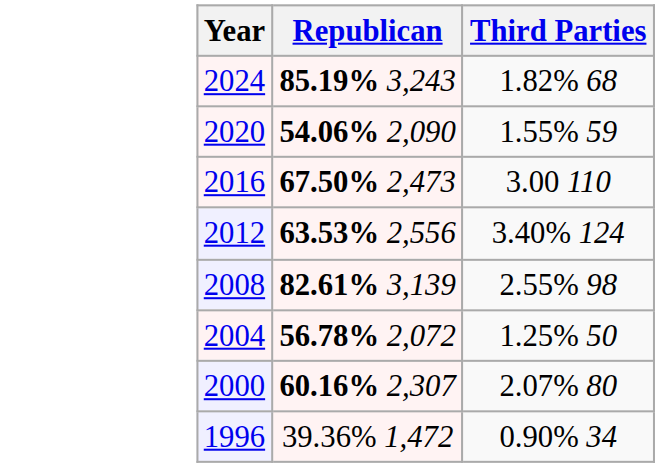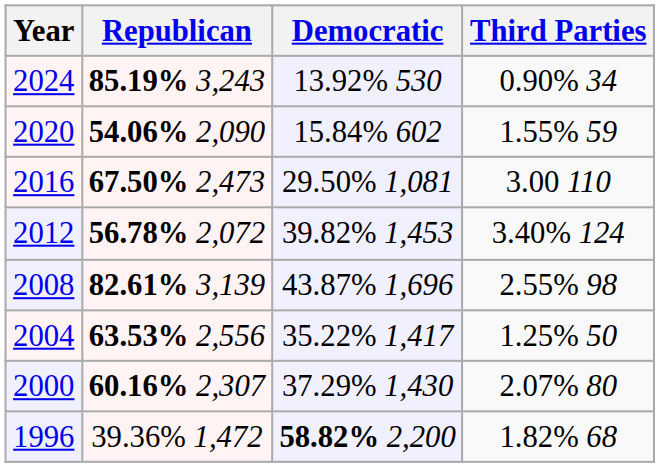+ column: (368, 30)
(558, 81) 1.82% 68 -> (558, 81) 0.90% 34
(368, 232) 63.53% 2,556 -> (177, 232) 56.78% 2,072
(368, 334) 56.78% 2,072 -> (177, 334) 63.53% 2,556
(558, 435) 0.90% 34 -> (558, 435) 1.82% 68
